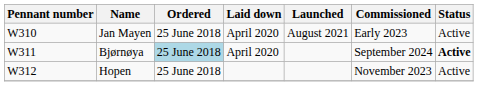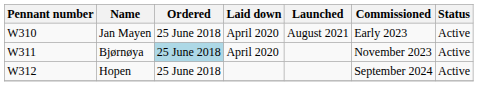(393, 52) September 2024 -> (393, 52) November 2023
(454, 52) bold -> (454, 52) normal
(393, 71) November 2023 -> (393, 71) September 2024
